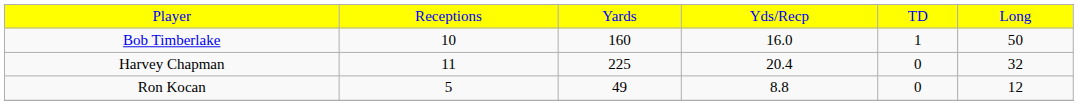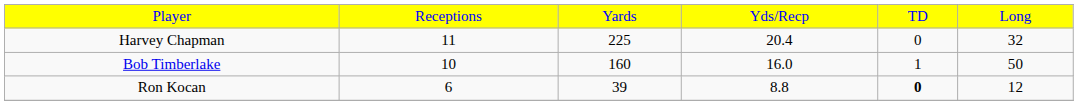rows swapped: (172, 64) <-> (172, 40)
(449, 87) 5 -> (449, 87) 6
(619, 87) 49 -> (619, 87) 39
(918, 87) normal -> (918, 87) bold
